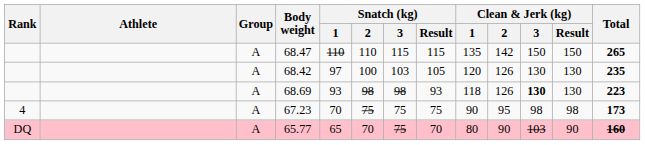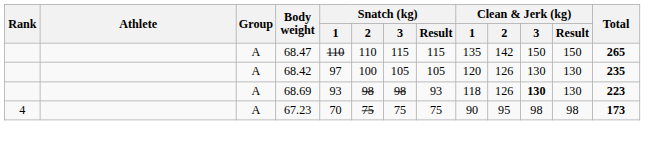(400, 71) 103 -> (400, 71) 105
- row: (298, 129)
